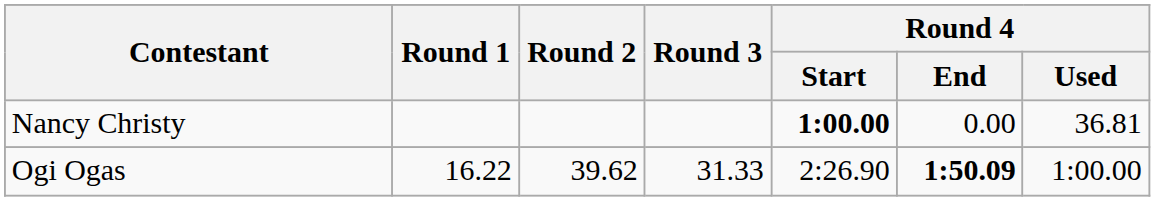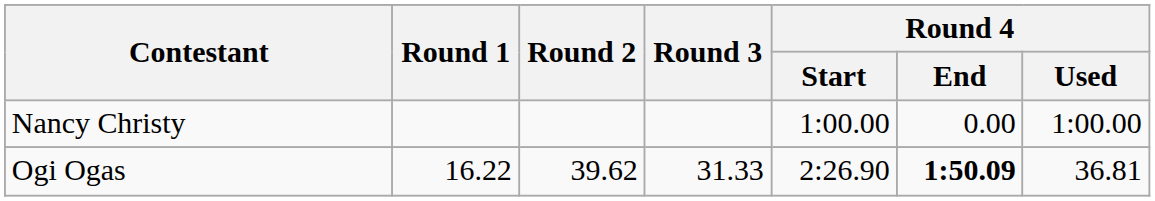(844, 123) bold -> (844, 123) normal
(1108, 123) 36.81 -> (1096, 123) 1:00.00
(1096, 170) 1:00.00 -> (1108, 170) 36.81
